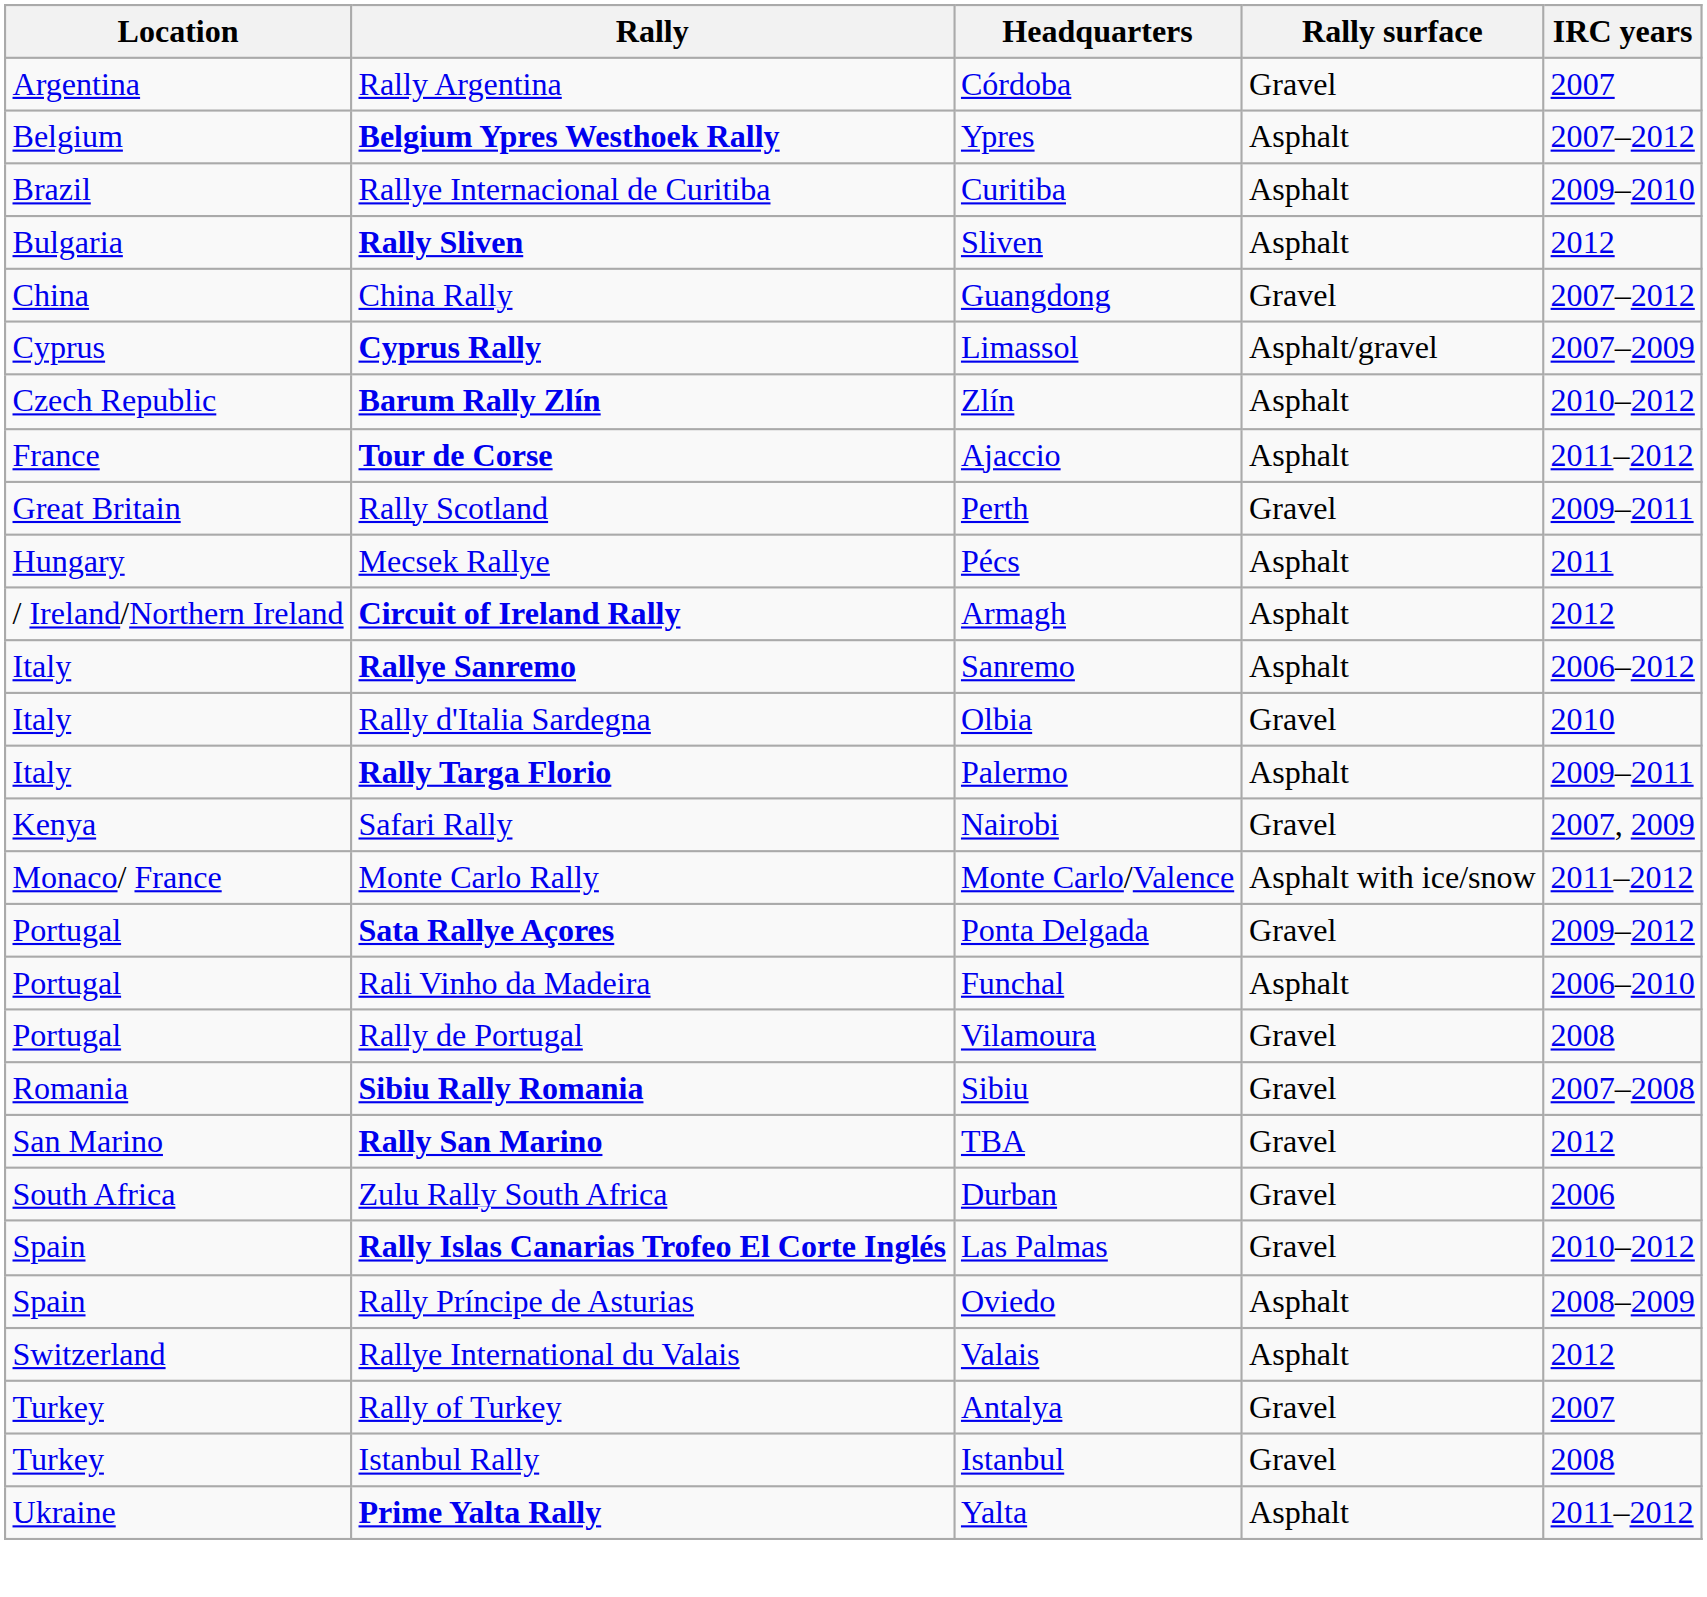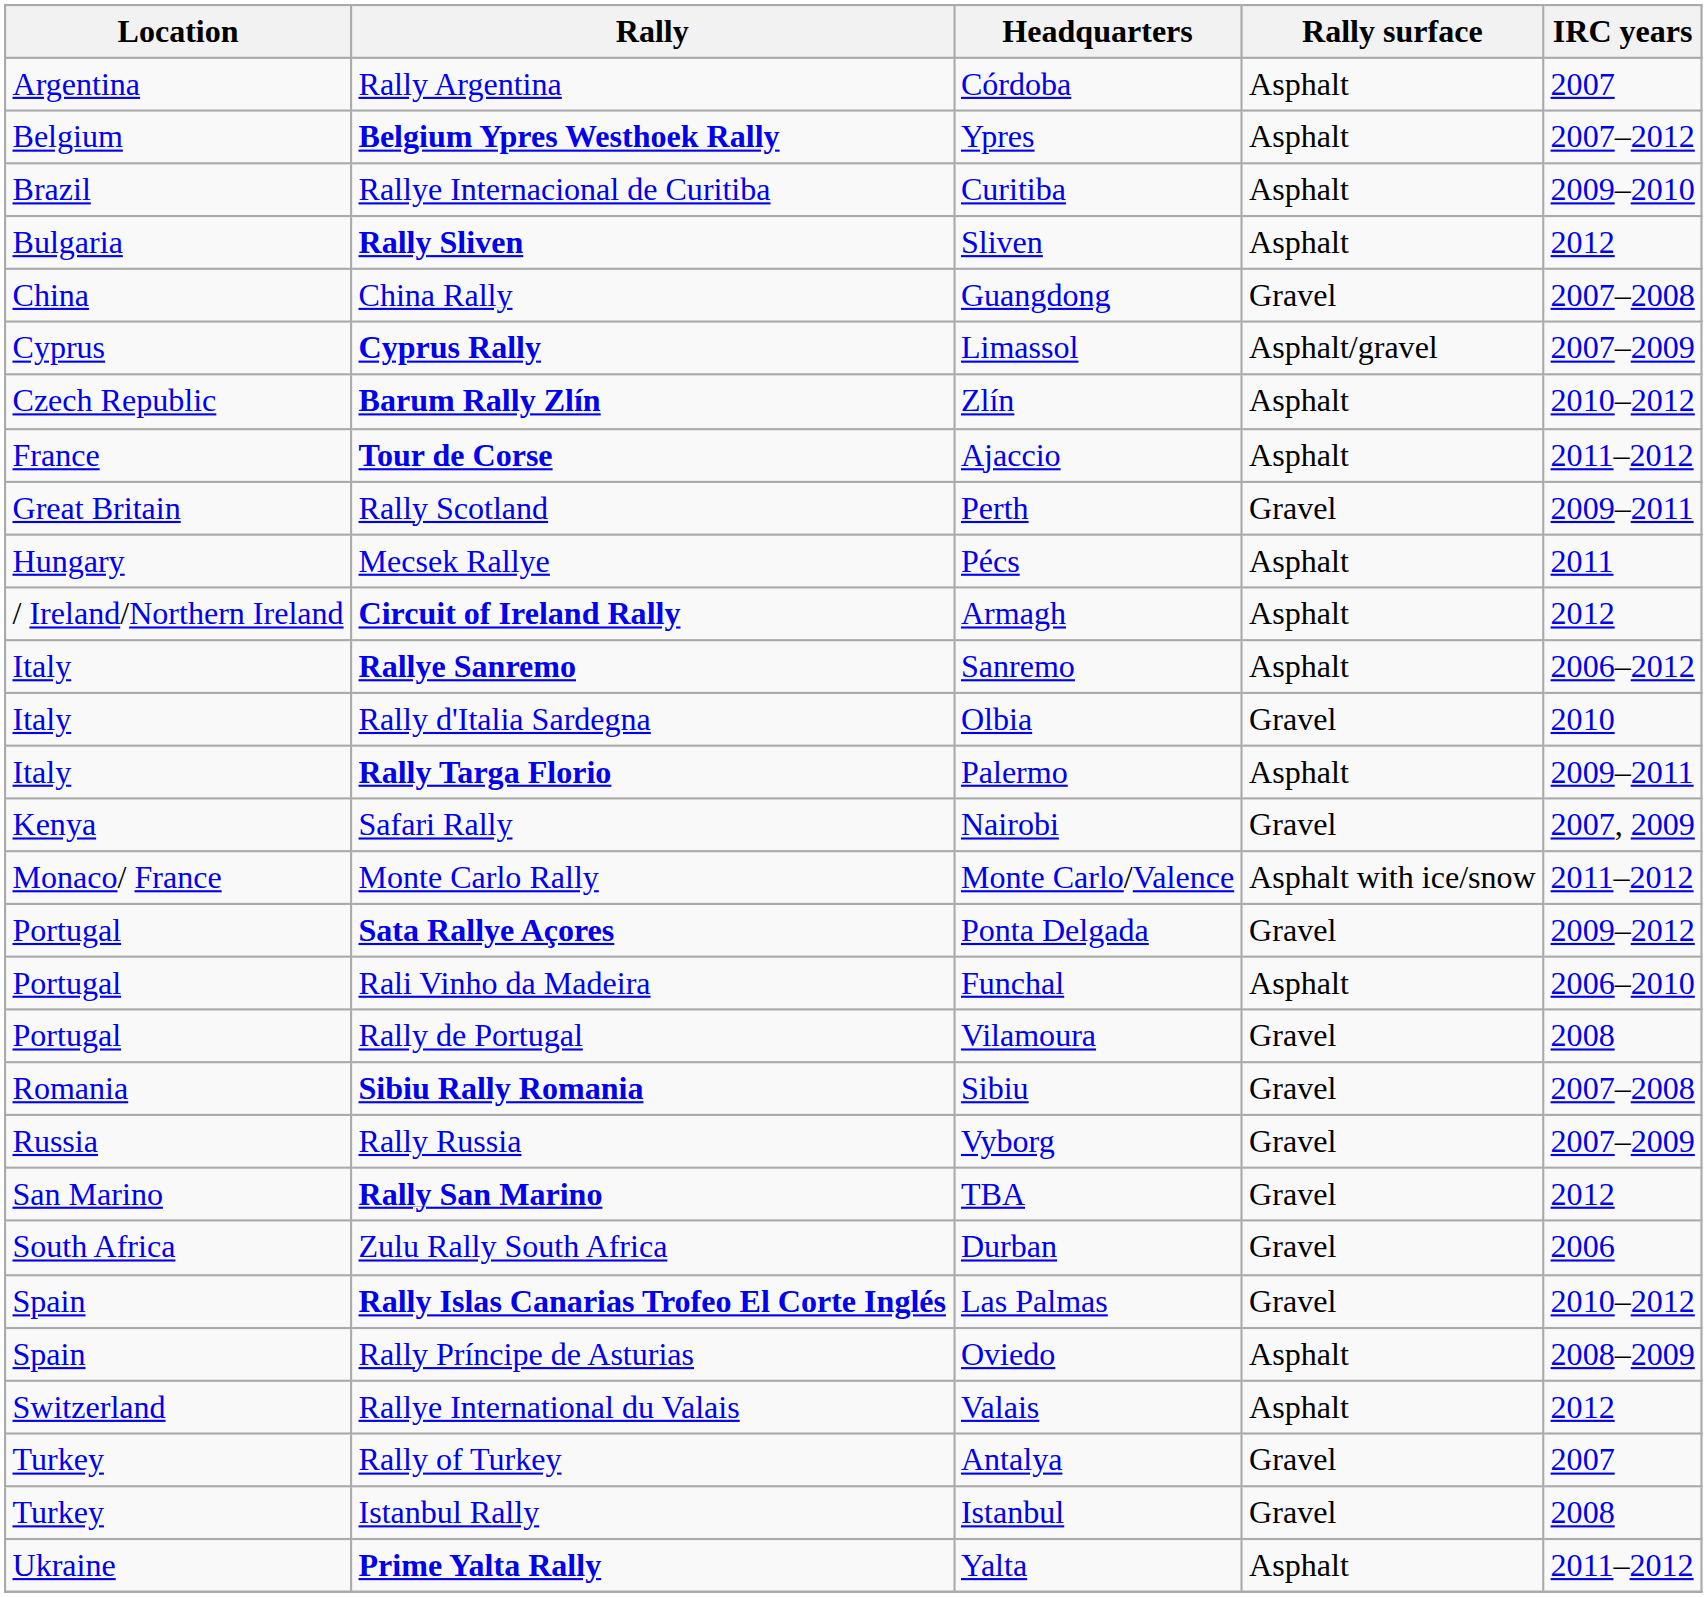(1293, 84) Gravel -> (1299, 84) Asphalt
(1623, 295) 2007–2012 -> (1623, 295) 2007–2008
+ row: (440, 1141)
